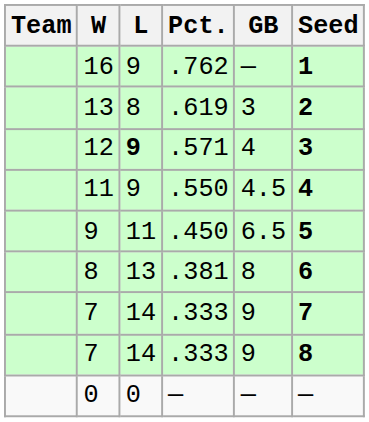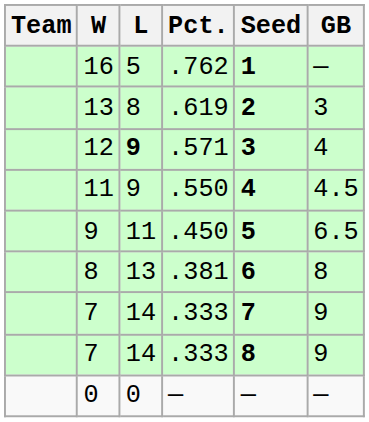columns swapped: (263, 26) <-> (328, 26)
(133, 67) 9 -> (133, 67) 5
